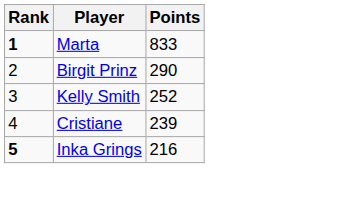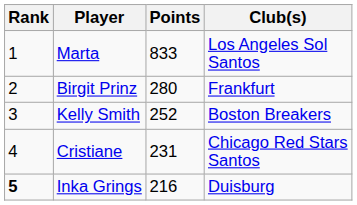+ column: (278, 17)
(13, 44) bold -> (13, 53) normal
(163, 70) 290 -> (163, 89) 280
(163, 123) 239 -> (163, 151) 231
